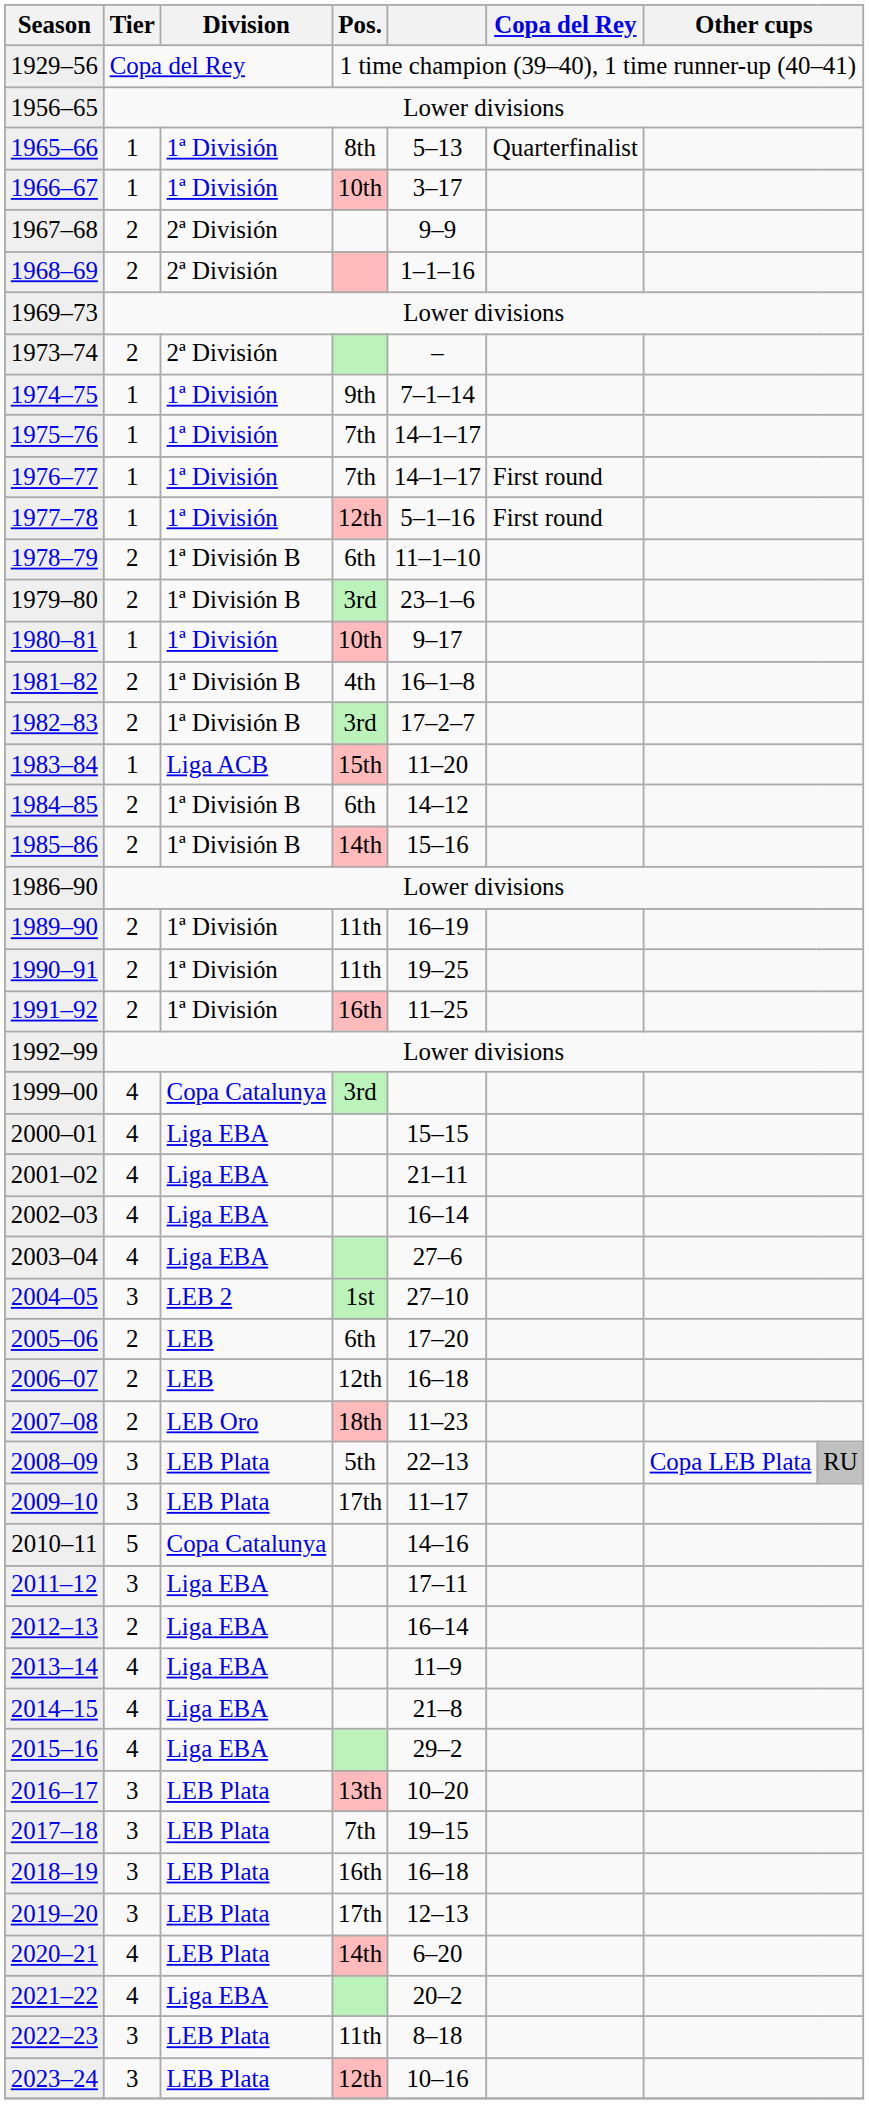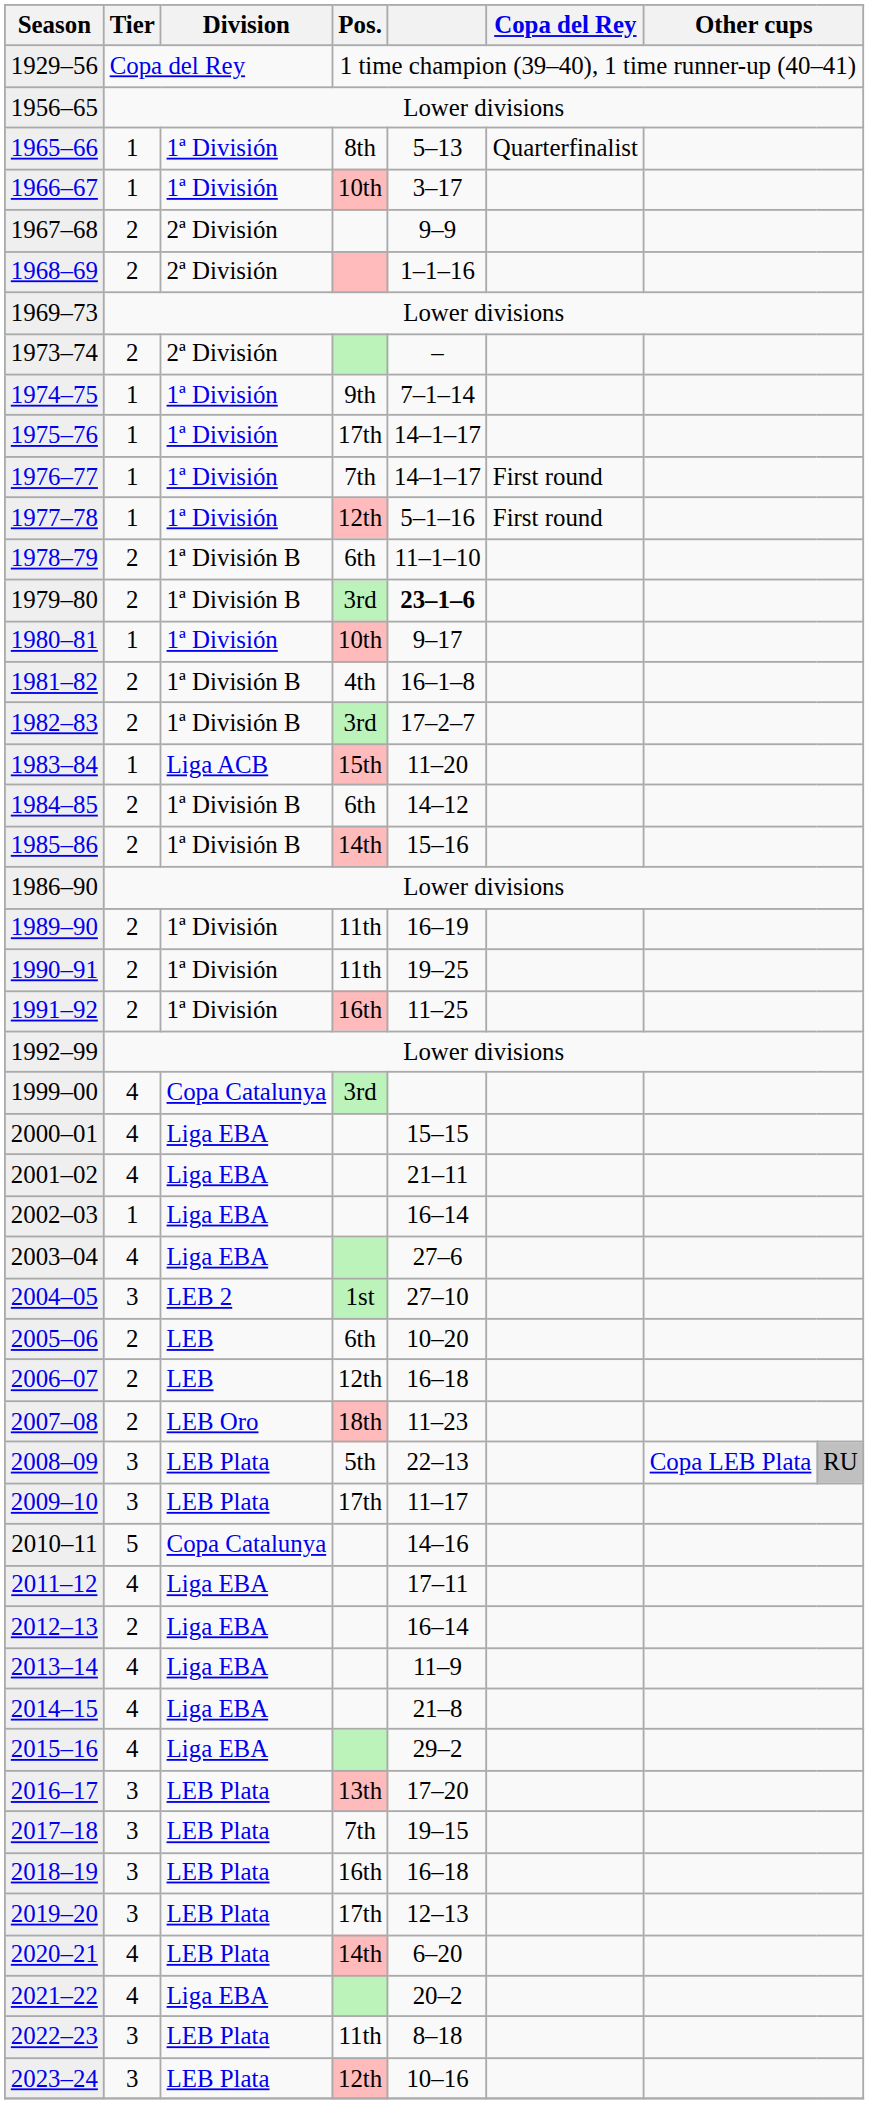(360, 435) 7th -> (360, 435) 17th
(438, 599) normal -> (438, 599) bold
(132, 1215) 4 -> (132, 1215) 1
(438, 1338) 17–20 -> (438, 1338) 10–20
(132, 1584) 3 -> (132, 1584) 4
(438, 1790) 10–20 -> (438, 1790) 17–20
